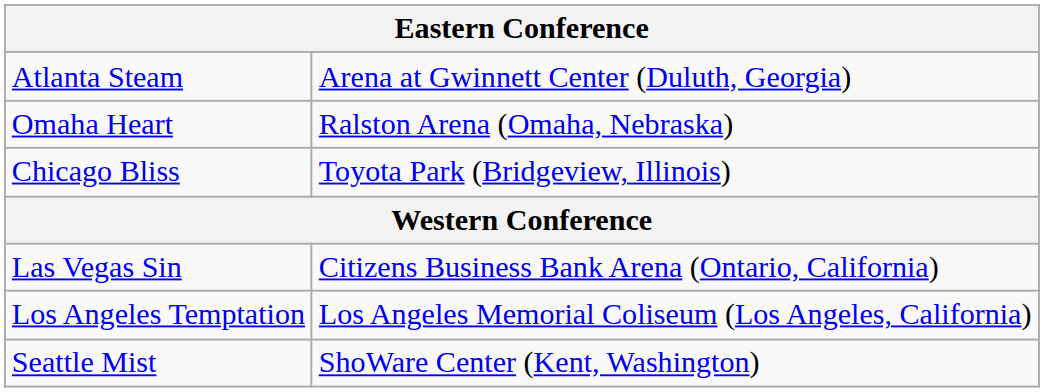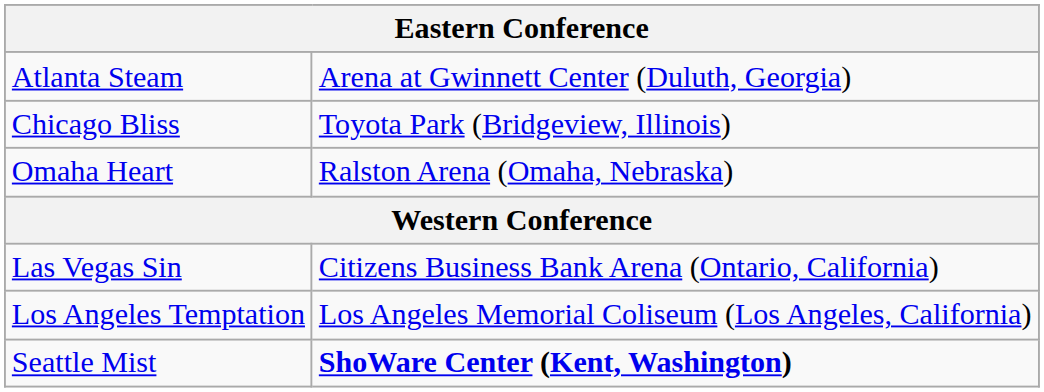rows swapped: (96, 171) <-> (92, 123)
(539, 362) normal -> (555, 362) bold
